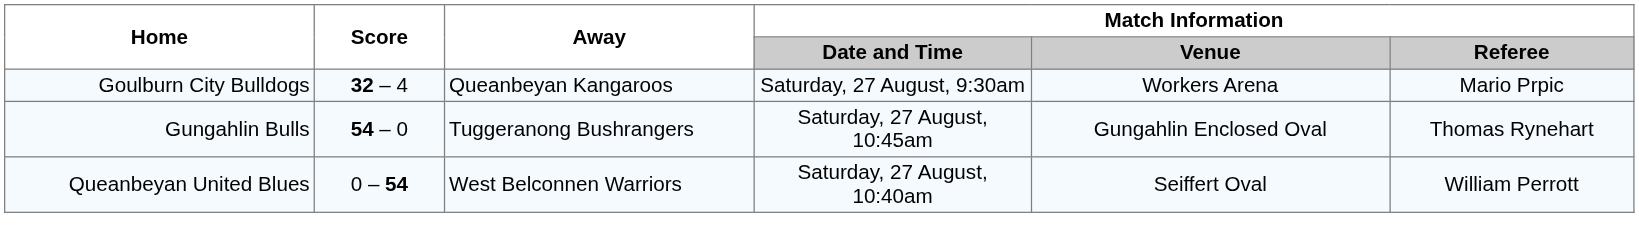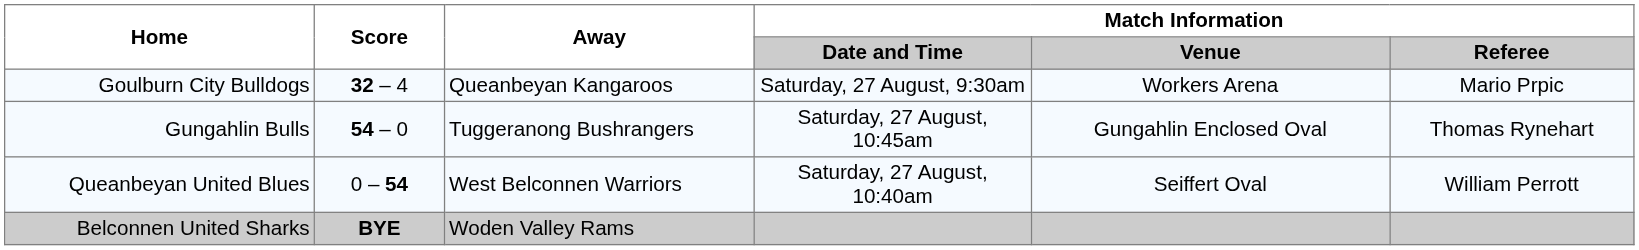+ row: (193, 228)
